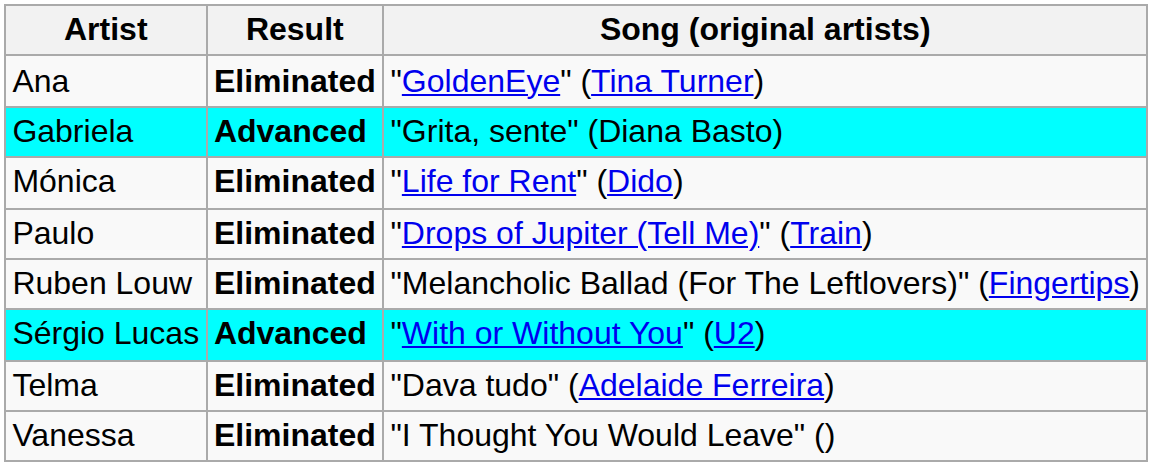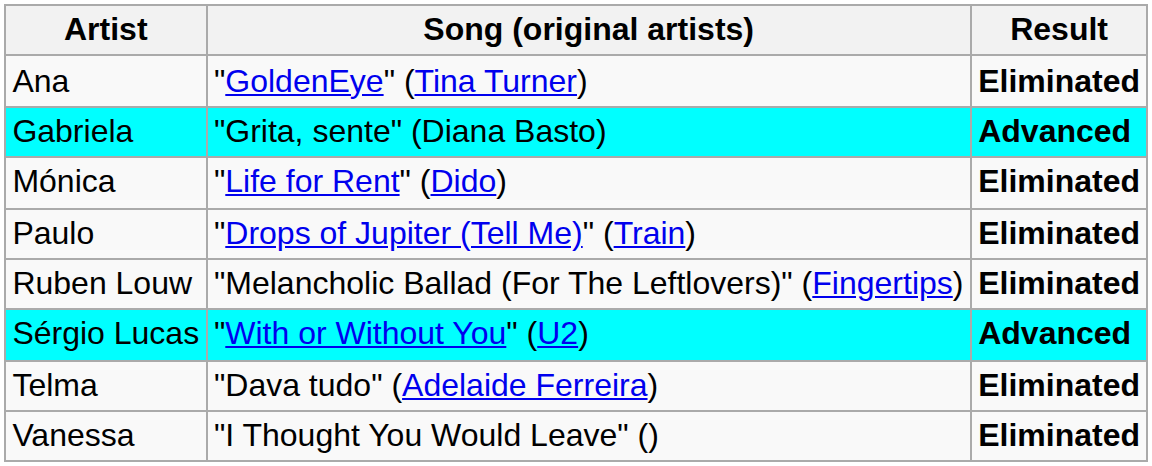columns swapped: (765, 29) <-> (295, 29)
